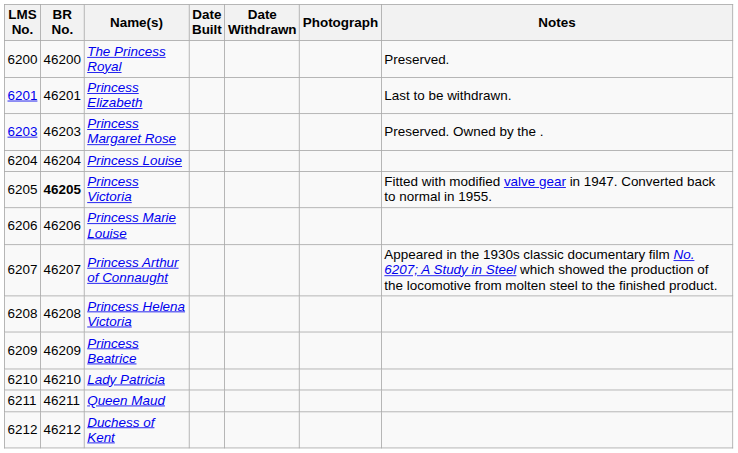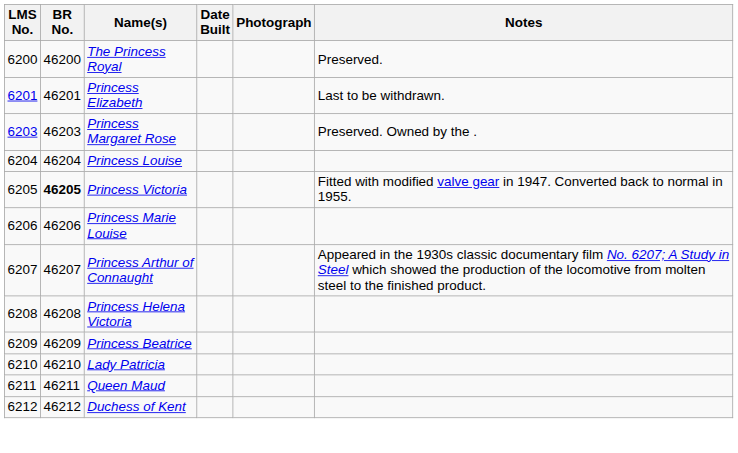- column: (262, 22)
